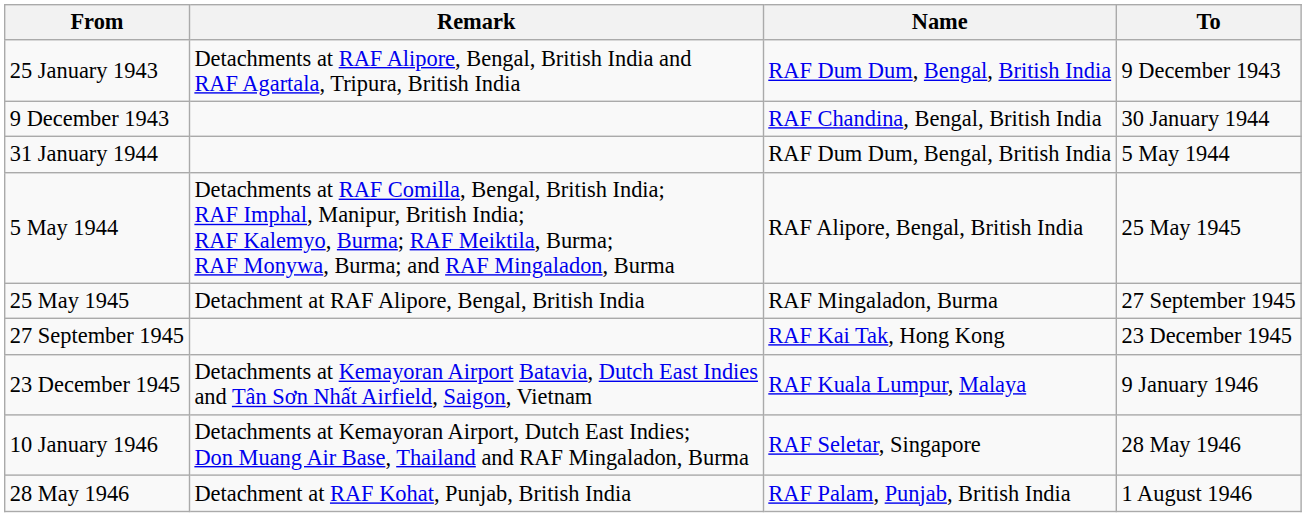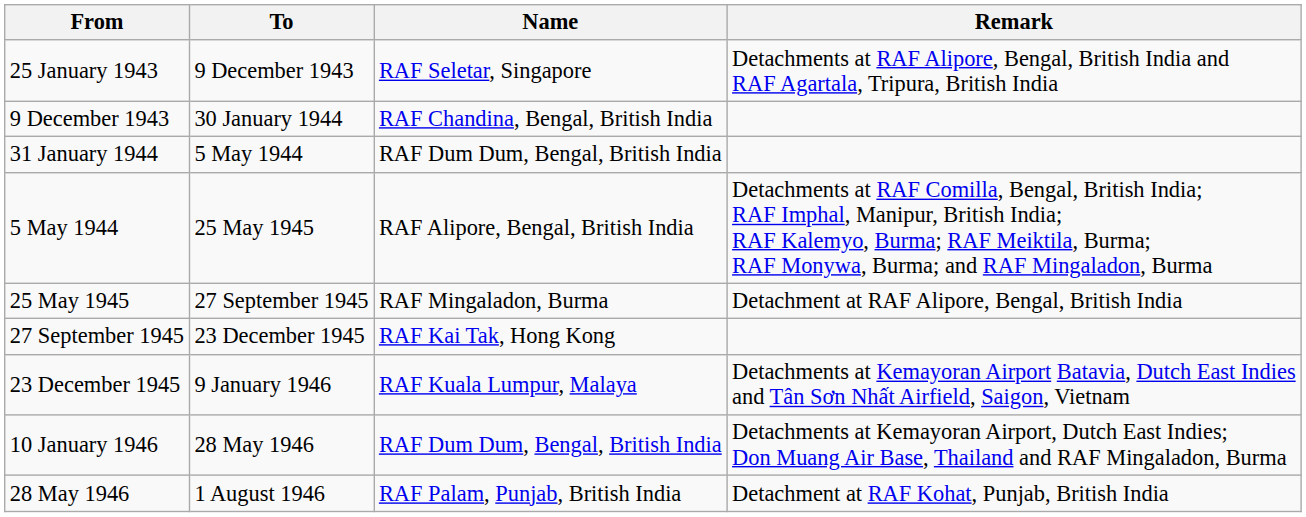columns swapped: (1209, 22) <-> (476, 22)
(940, 70) RAF Dum Dum, Bengal, British India -> (485, 70) RAF Seletar, Singapore
(875, 445) RAF Seletar, Singapore -> (550, 445) RAF Dum Dum, Bengal, British India
